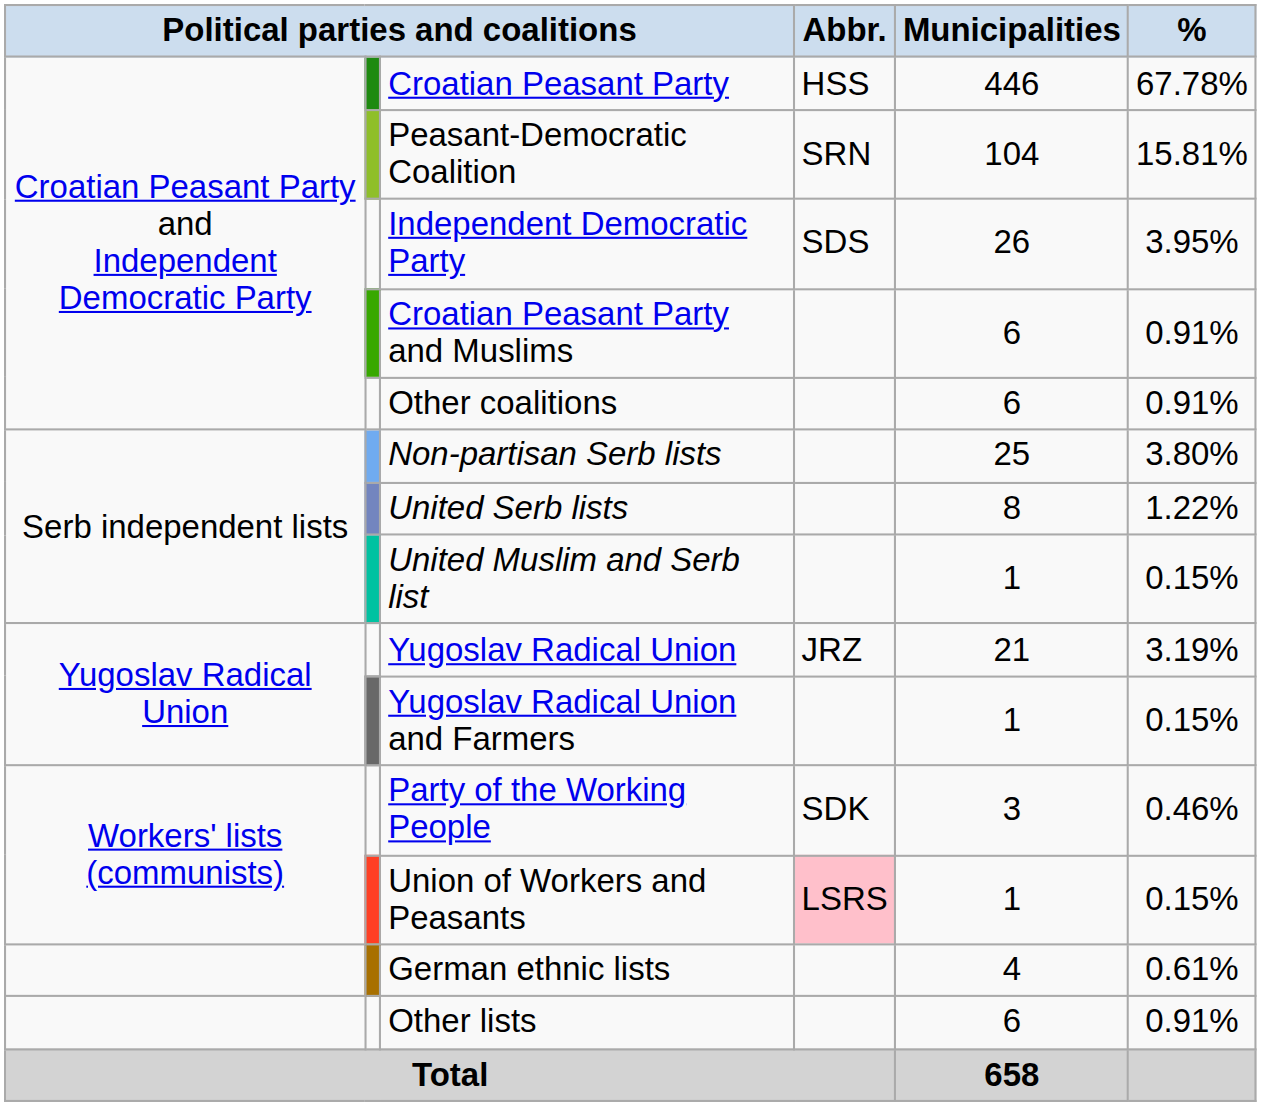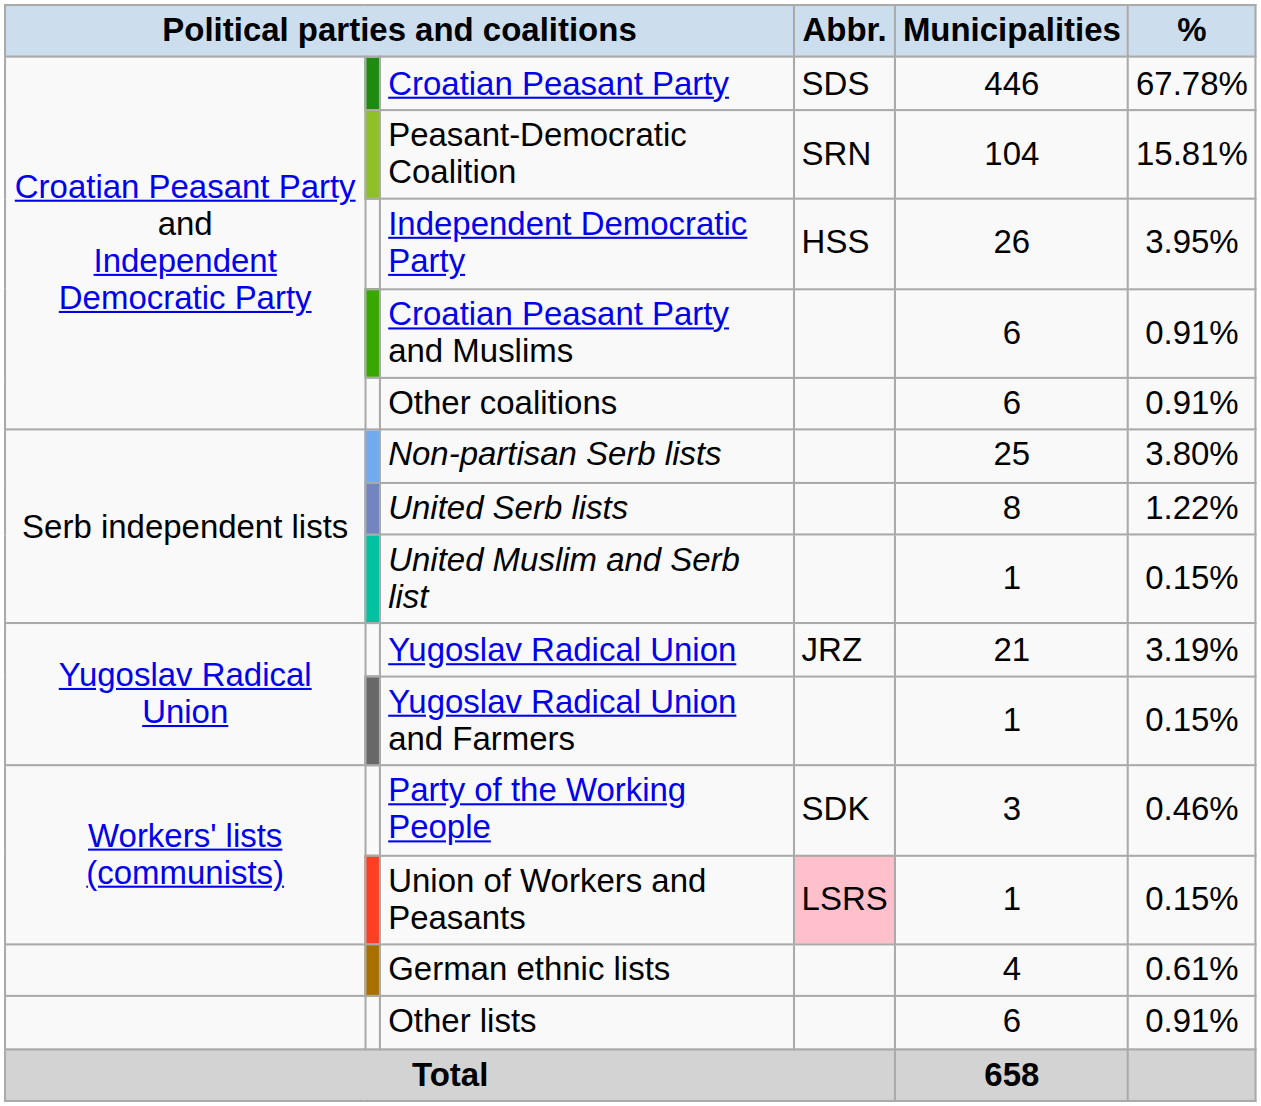(835, 82) HSS -> (835, 82) SDS
(835, 243) SDS -> (835, 243) HSS
